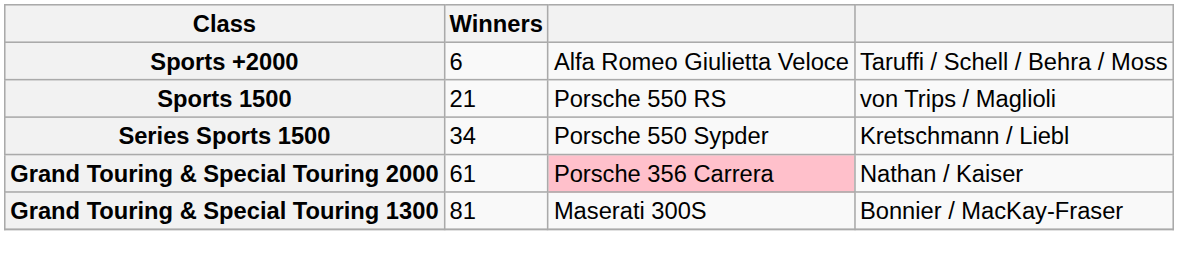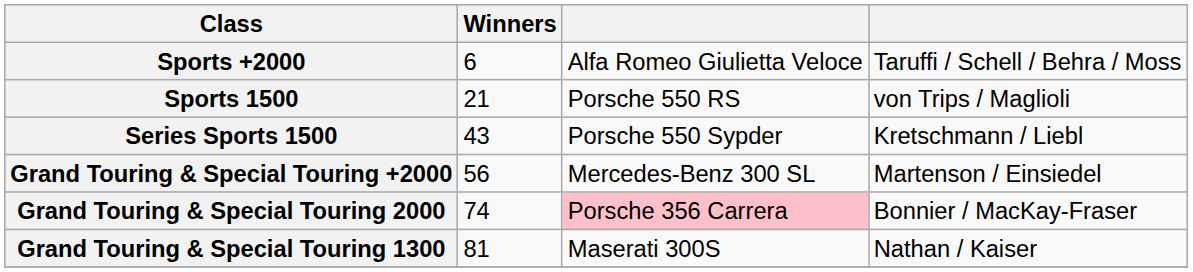(463, 136) 34 -> (477, 136) 43
+ row: (231, 174)
(463, 174) 61 -> (477, 211) 74
(942, 174) Nathan / Kaiser -> (1005, 211) Bonnier / MacKay-Fraser
(992, 211) Bonnier / MacKay-Fraser -> (955, 249) Nathan / Kaiser
